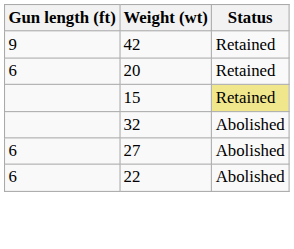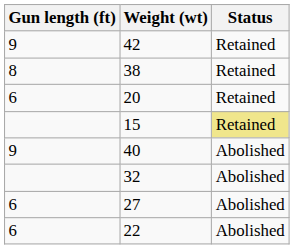+ row: (132, 71)
+ row: (132, 151)
